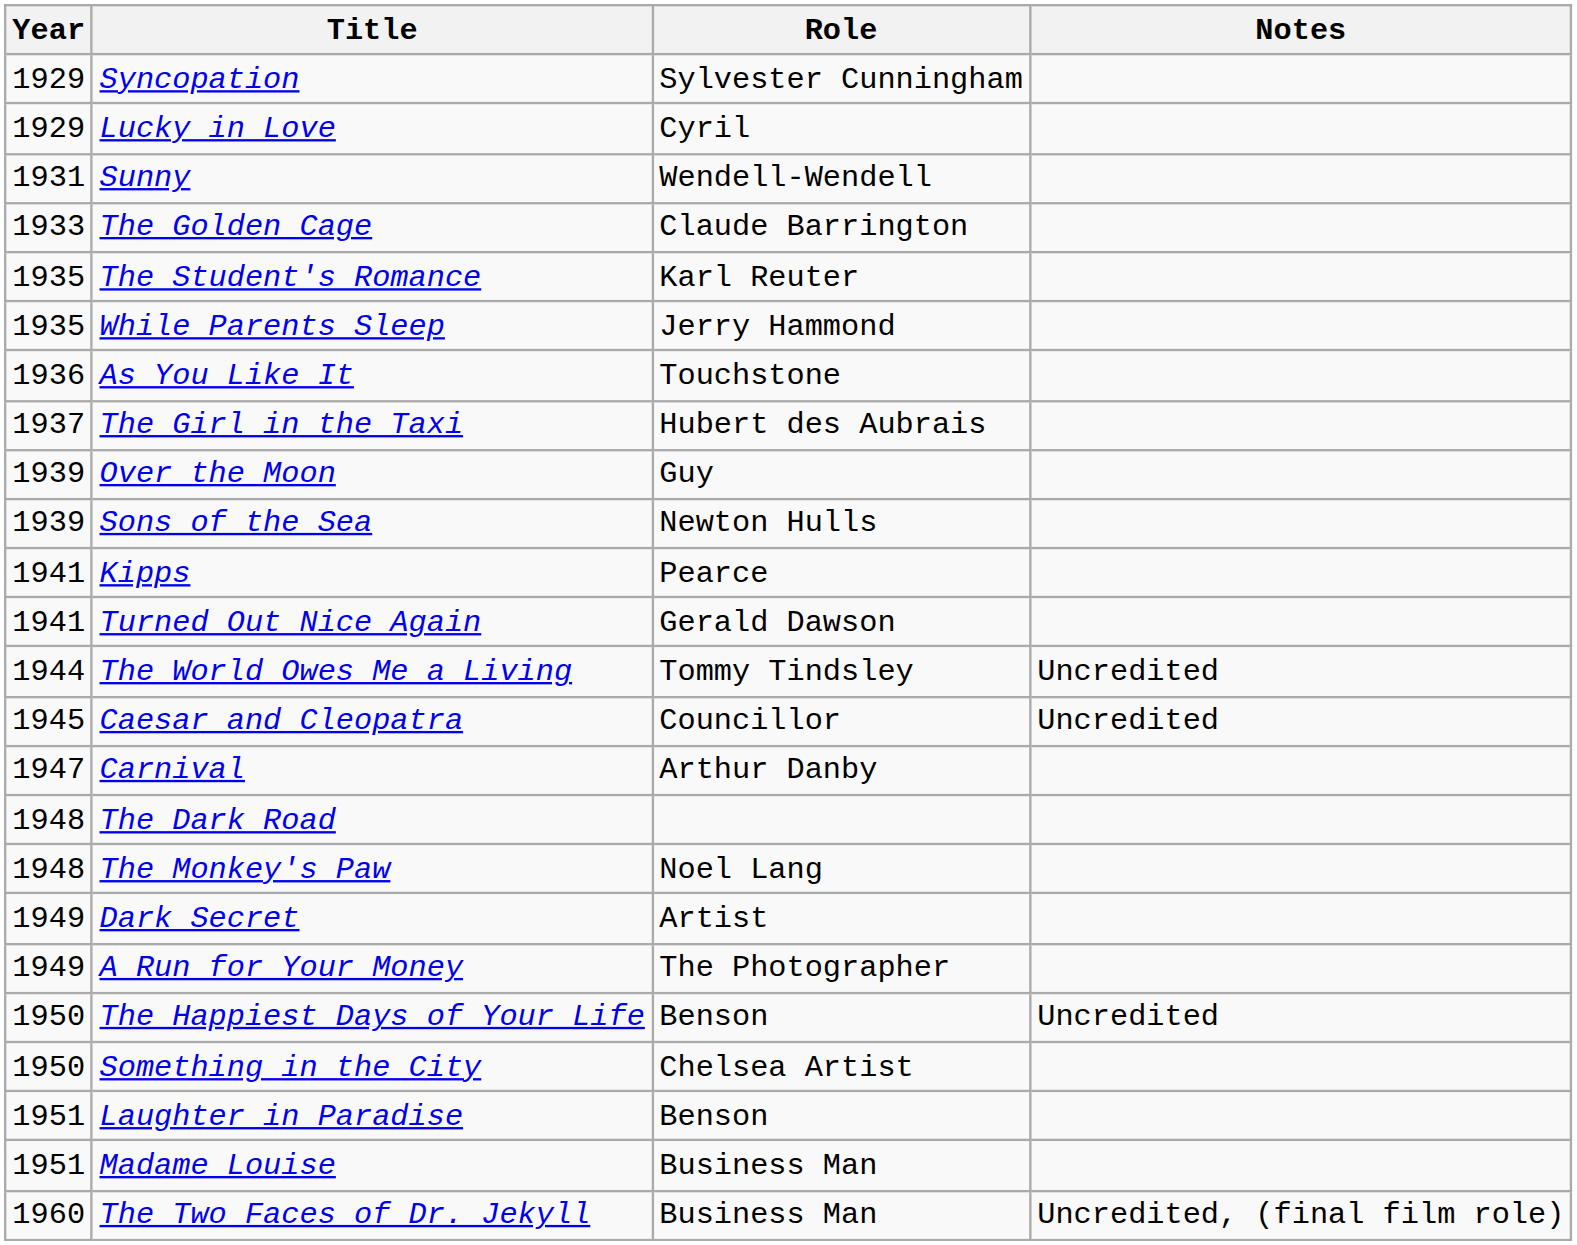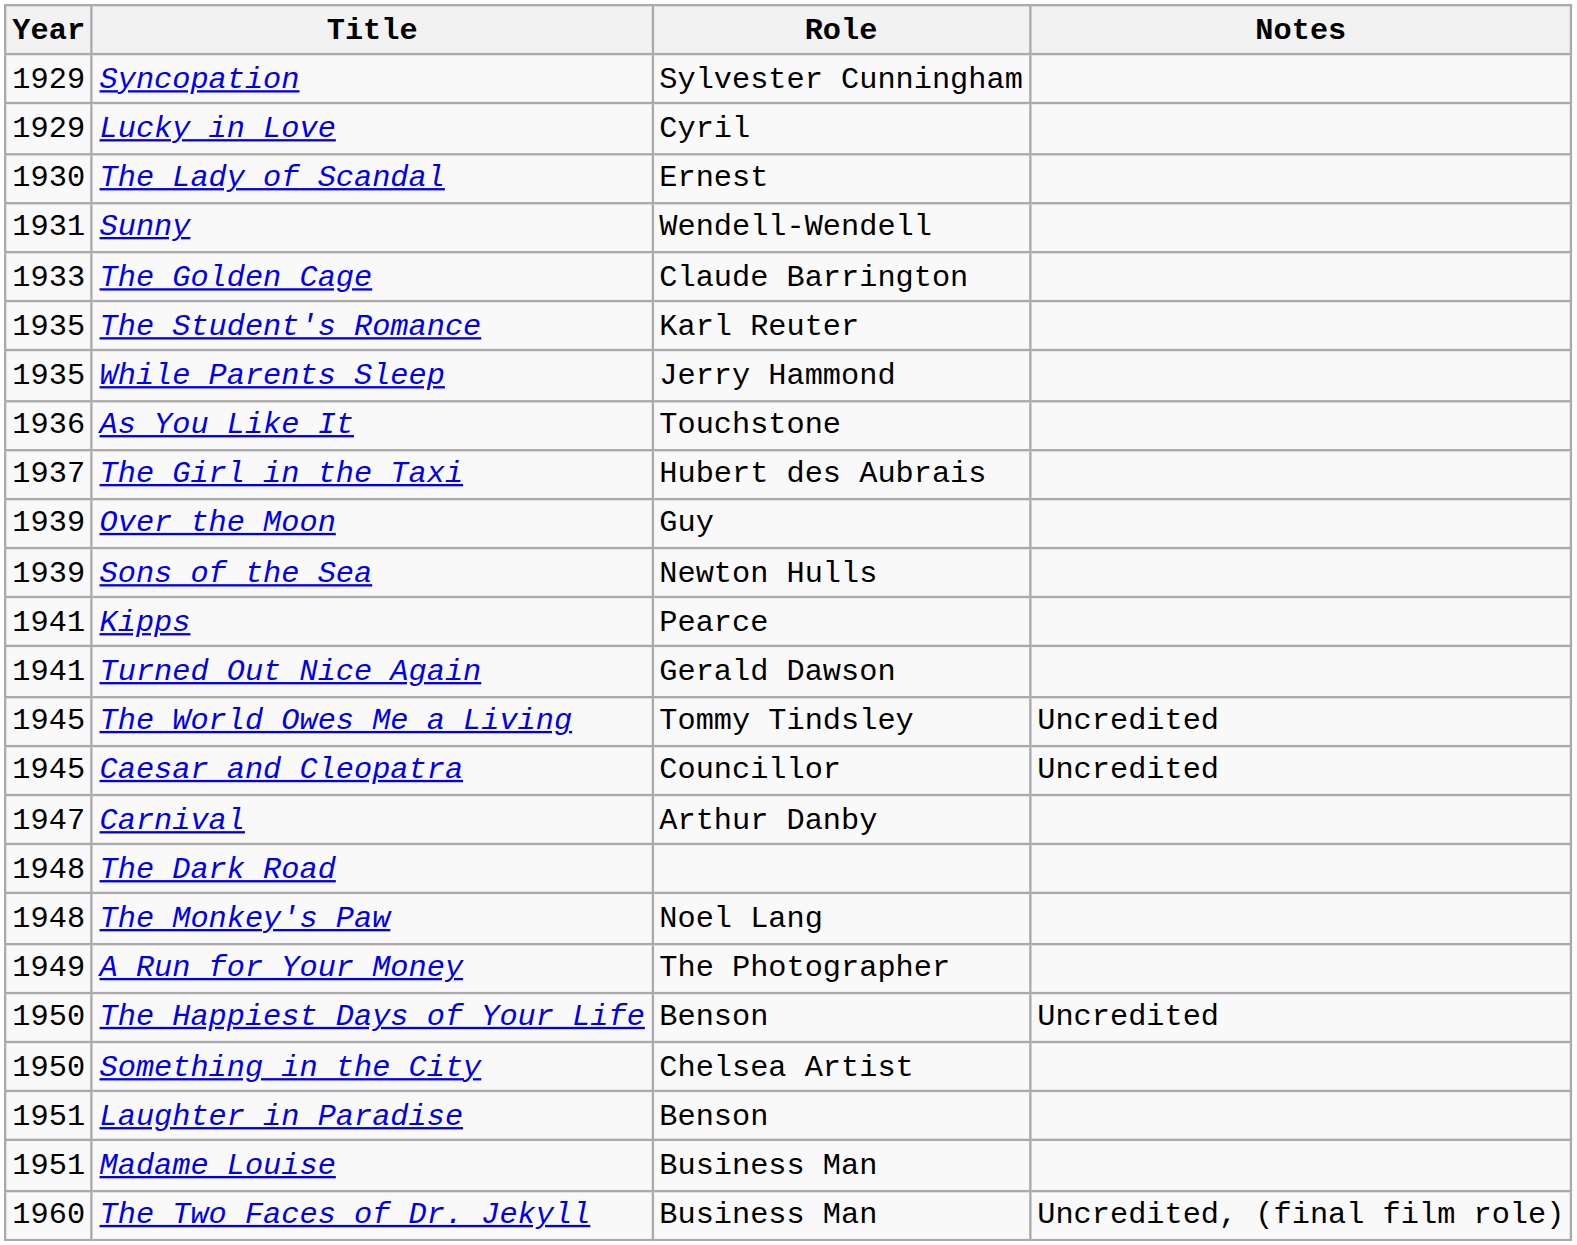+ row: (272, 178)
(49, 672) 1944 -> (49, 721) 1945
- row: (200, 918)
